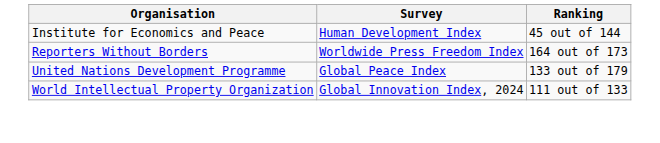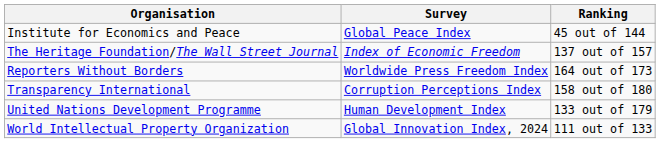(400, 33) Human Development Index -> (407, 33) Global Peace Index
+ row: (173, 52)
+ row: (99, 90)
(383, 71) Global Peace Index -> (425, 109) Human Development Index
